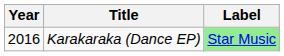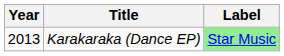(24, 39) 2016 -> (24, 39) 2013
